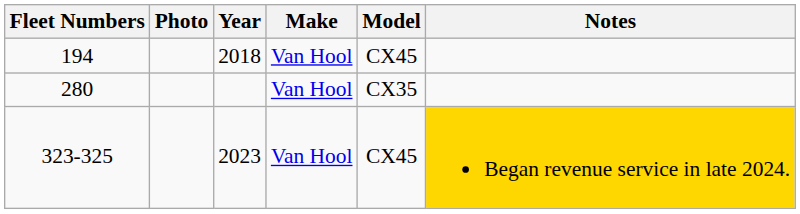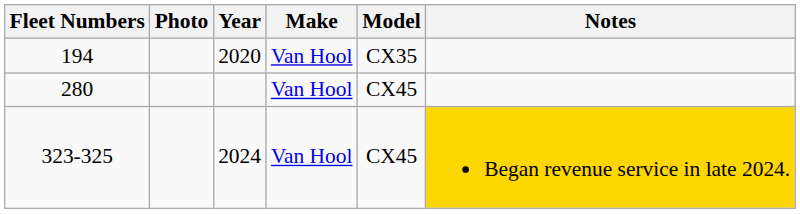(240, 55) 2018 -> (240, 55) 2020
(392, 55) CX45 -> (392, 55) CX35
(392, 89) CX35 -> (392, 89) CX45
(240, 157) 2023 -> (240, 157) 2024
